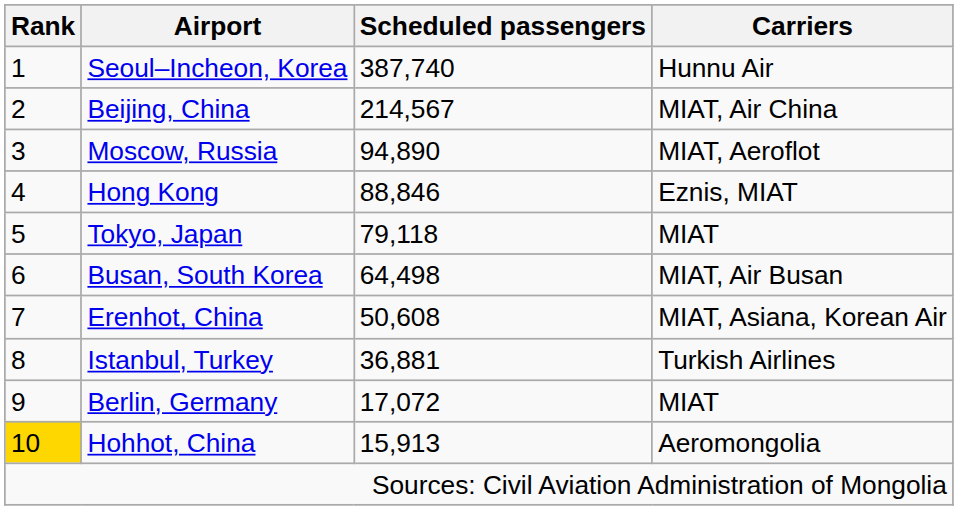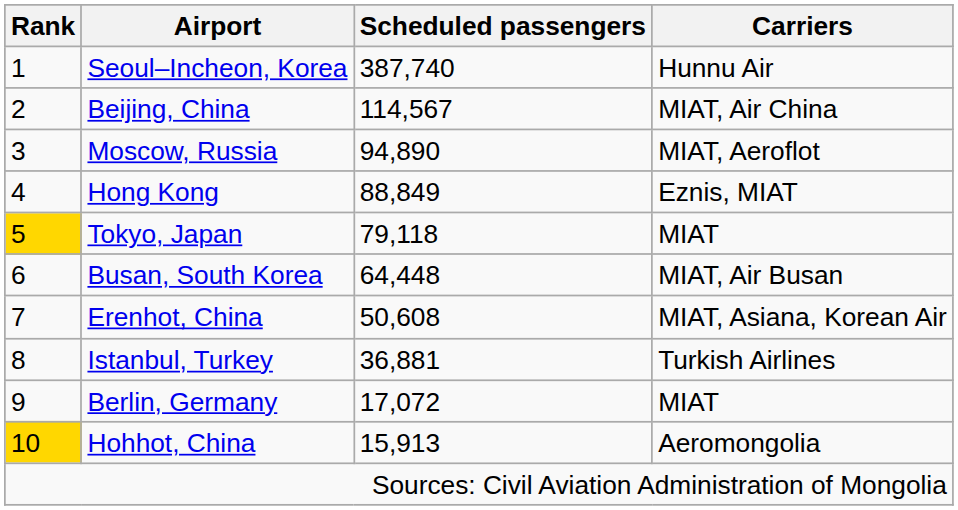(407, 109) 214,567 -> (406, 109) 114,567
(400, 192) 88,846 -> (400, 192) 88,849
(18, 234) no background -> (18, 234) gold background
(400, 276) 64,498 -> (400, 276) 64,448
